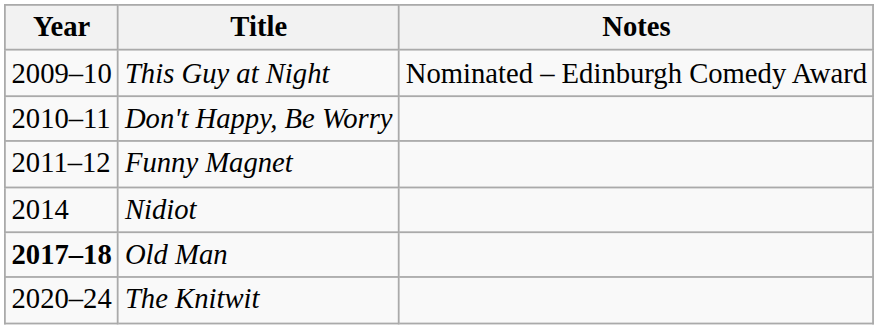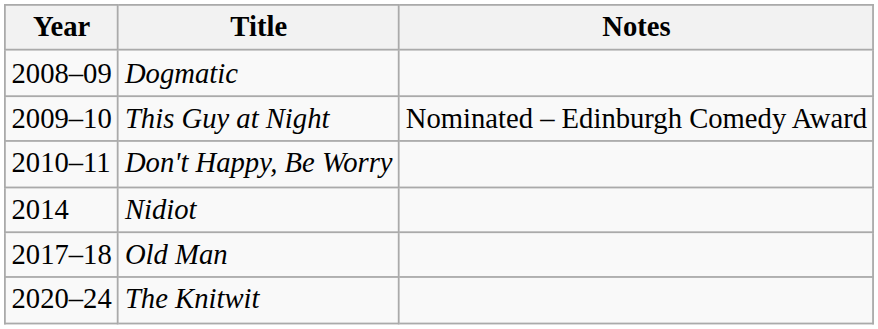+ row: (181, 72)
- row: (209, 163)
(62, 254) bold -> (62, 254) normal
